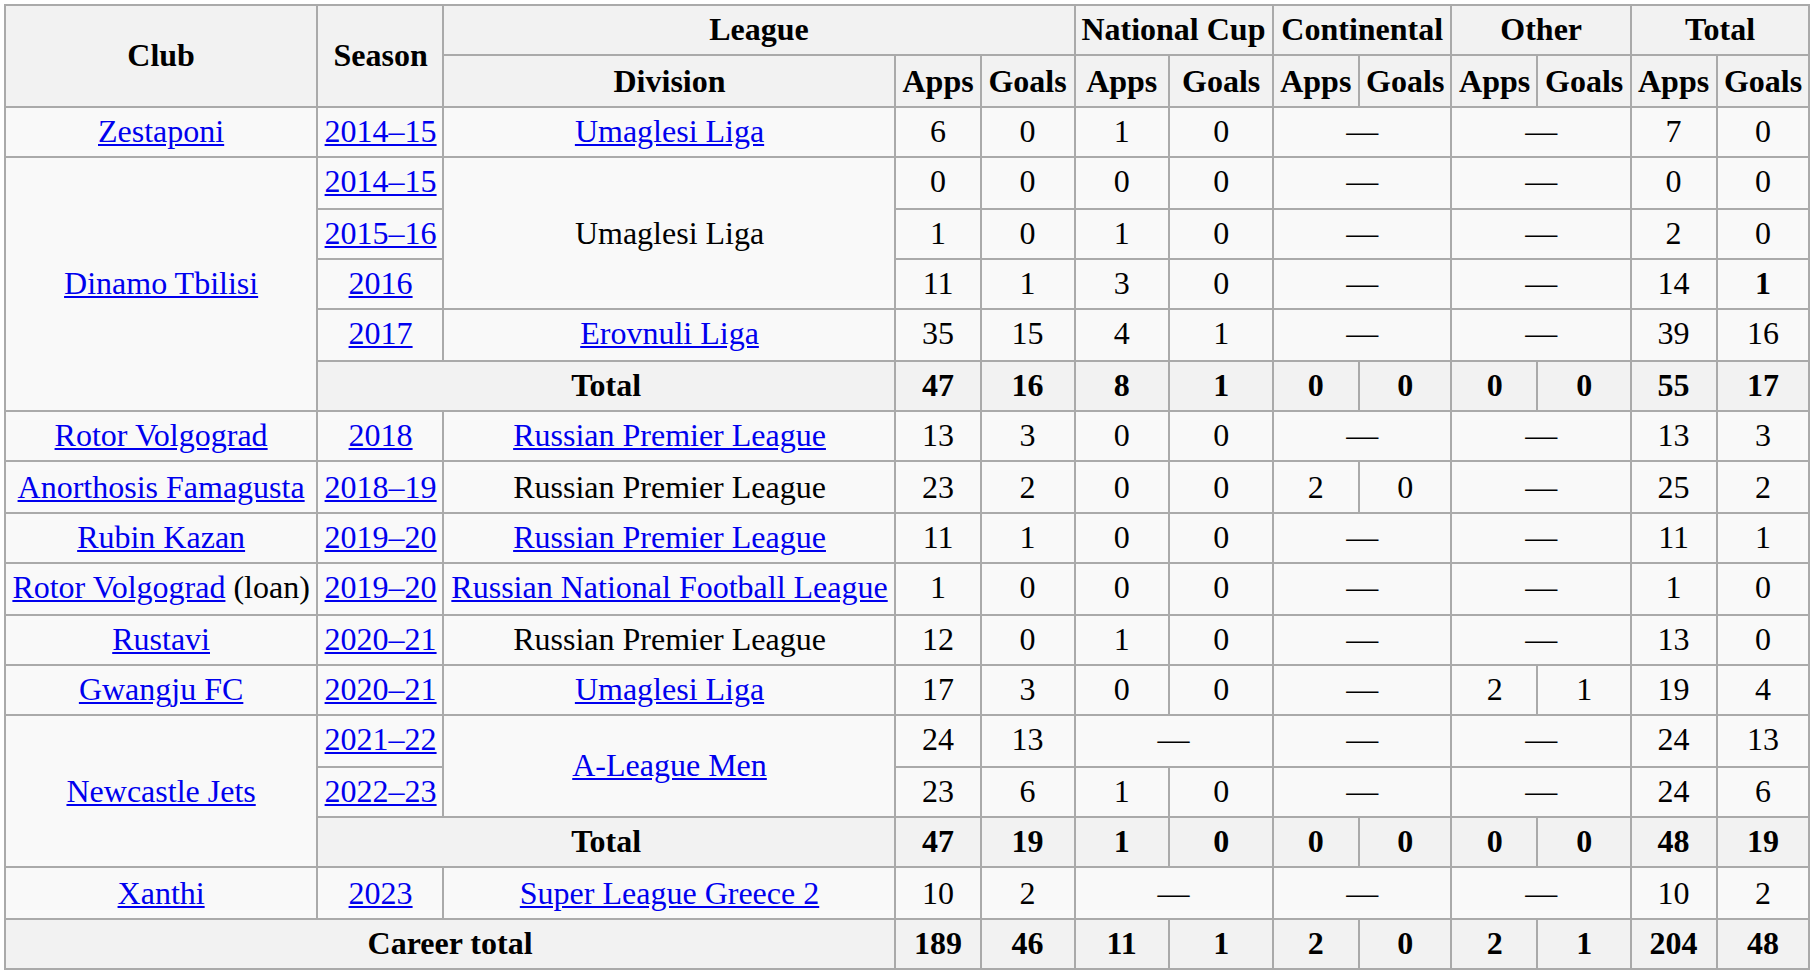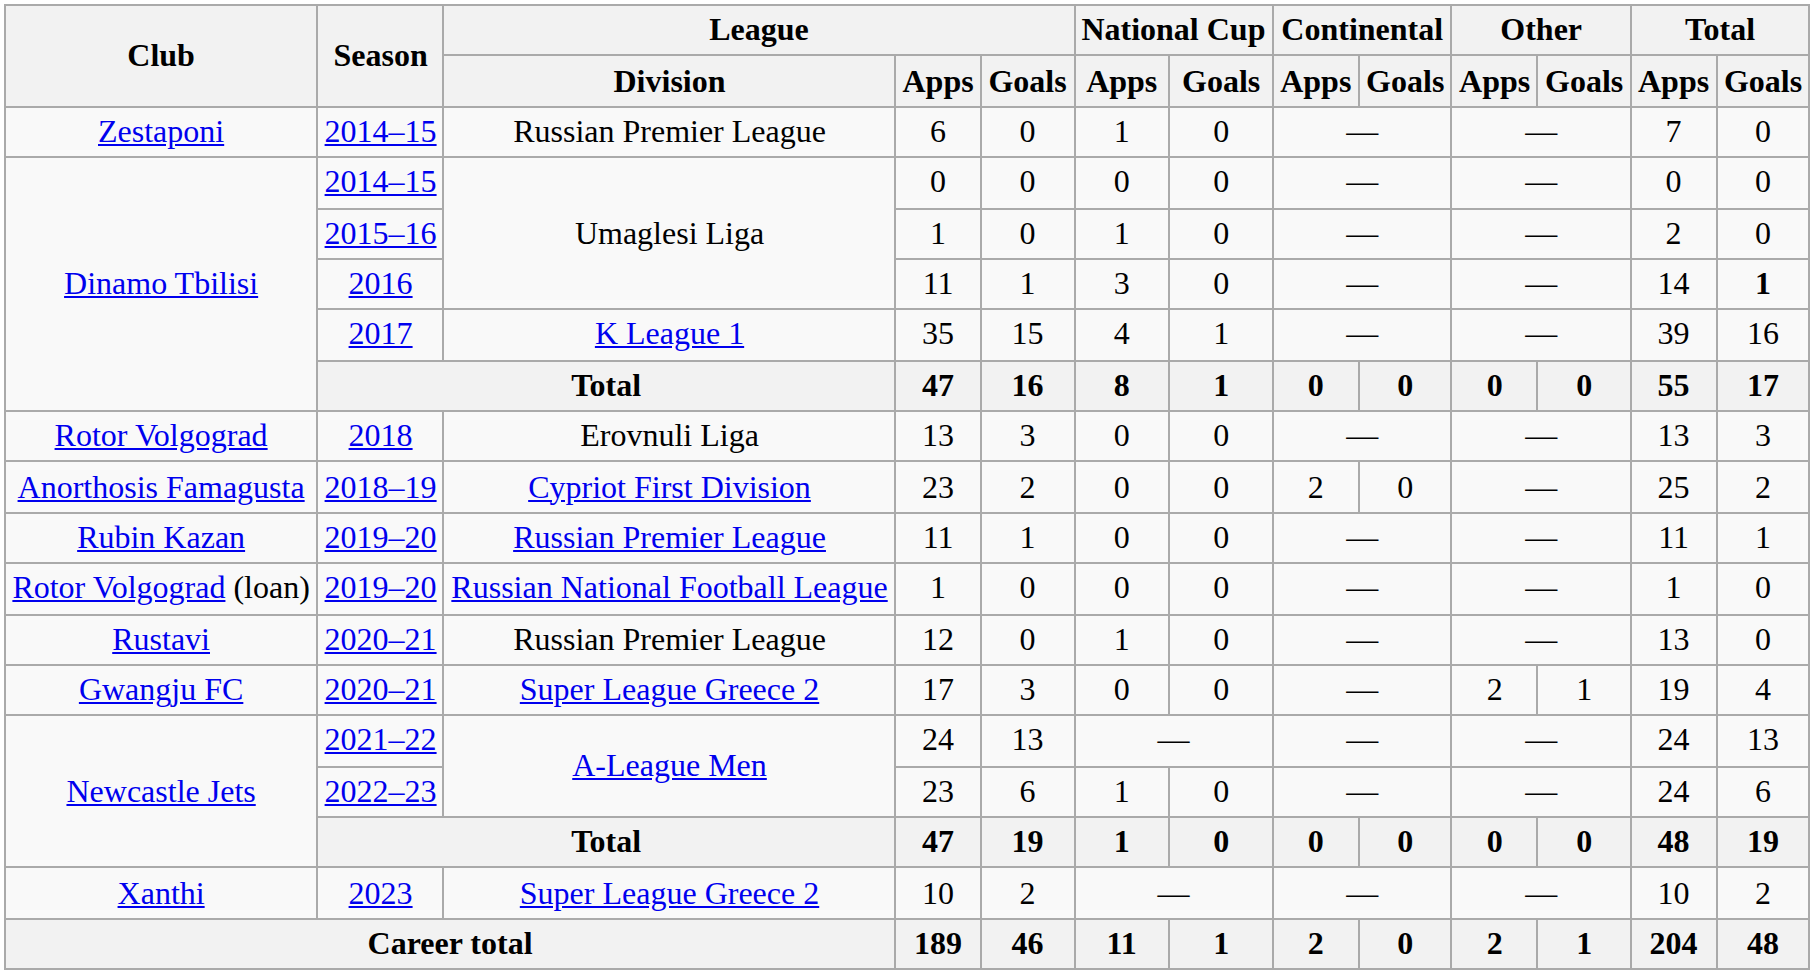(670, 131) Umaglesi Liga -> (670, 131) Russian Premier League
(670, 334) Erovnuli Liga -> (670, 334) K League 1
(670, 435) Russian Premier League -> (670, 435) Erovnuli Liga
(670, 486) Russian Premier League -> (670, 486) Cypriot First Division
(670, 689) Umaglesi Liga -> (670, 689) Super League Greece 2
